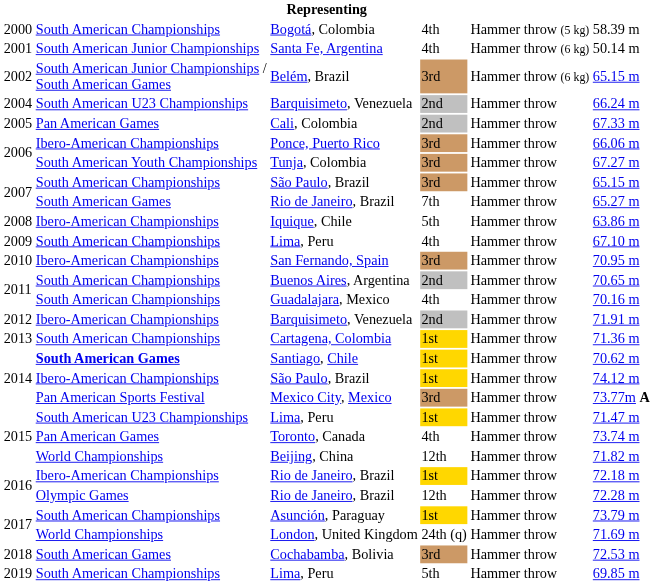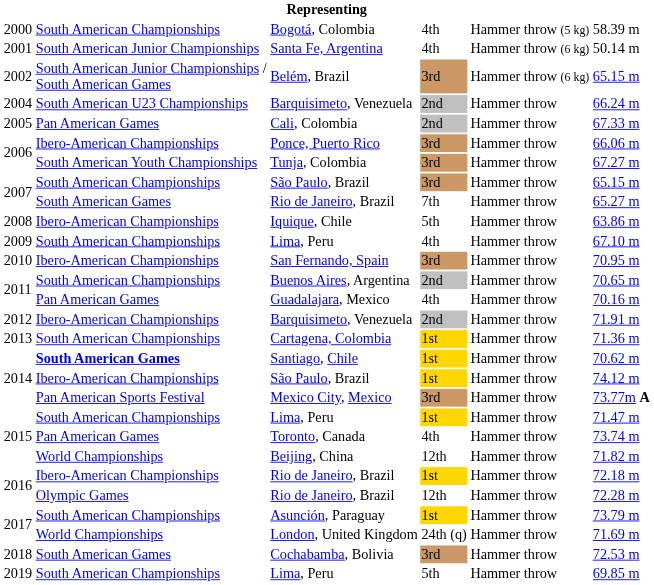(128, 299) South American Championships -> (97, 299) Pan American Games
(142, 417) South American U23 Championships -> (128, 417) South American Championships
